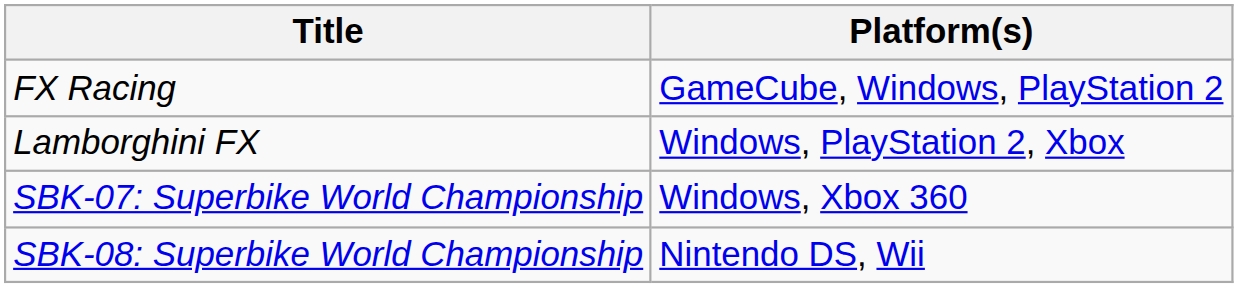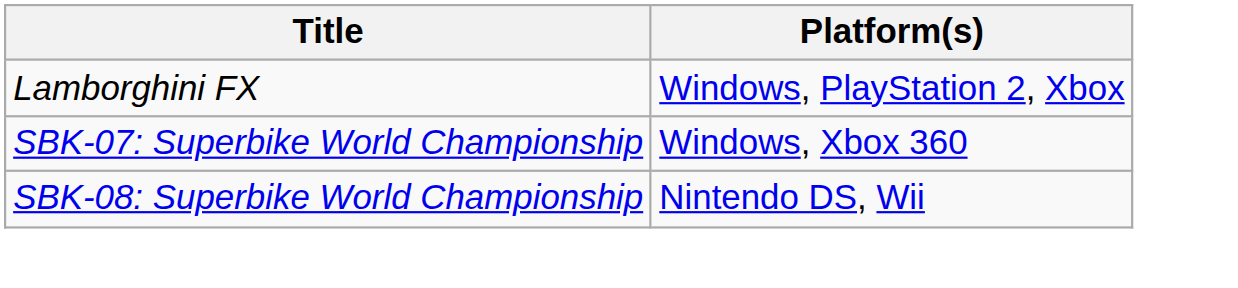- row: (95, 87)
